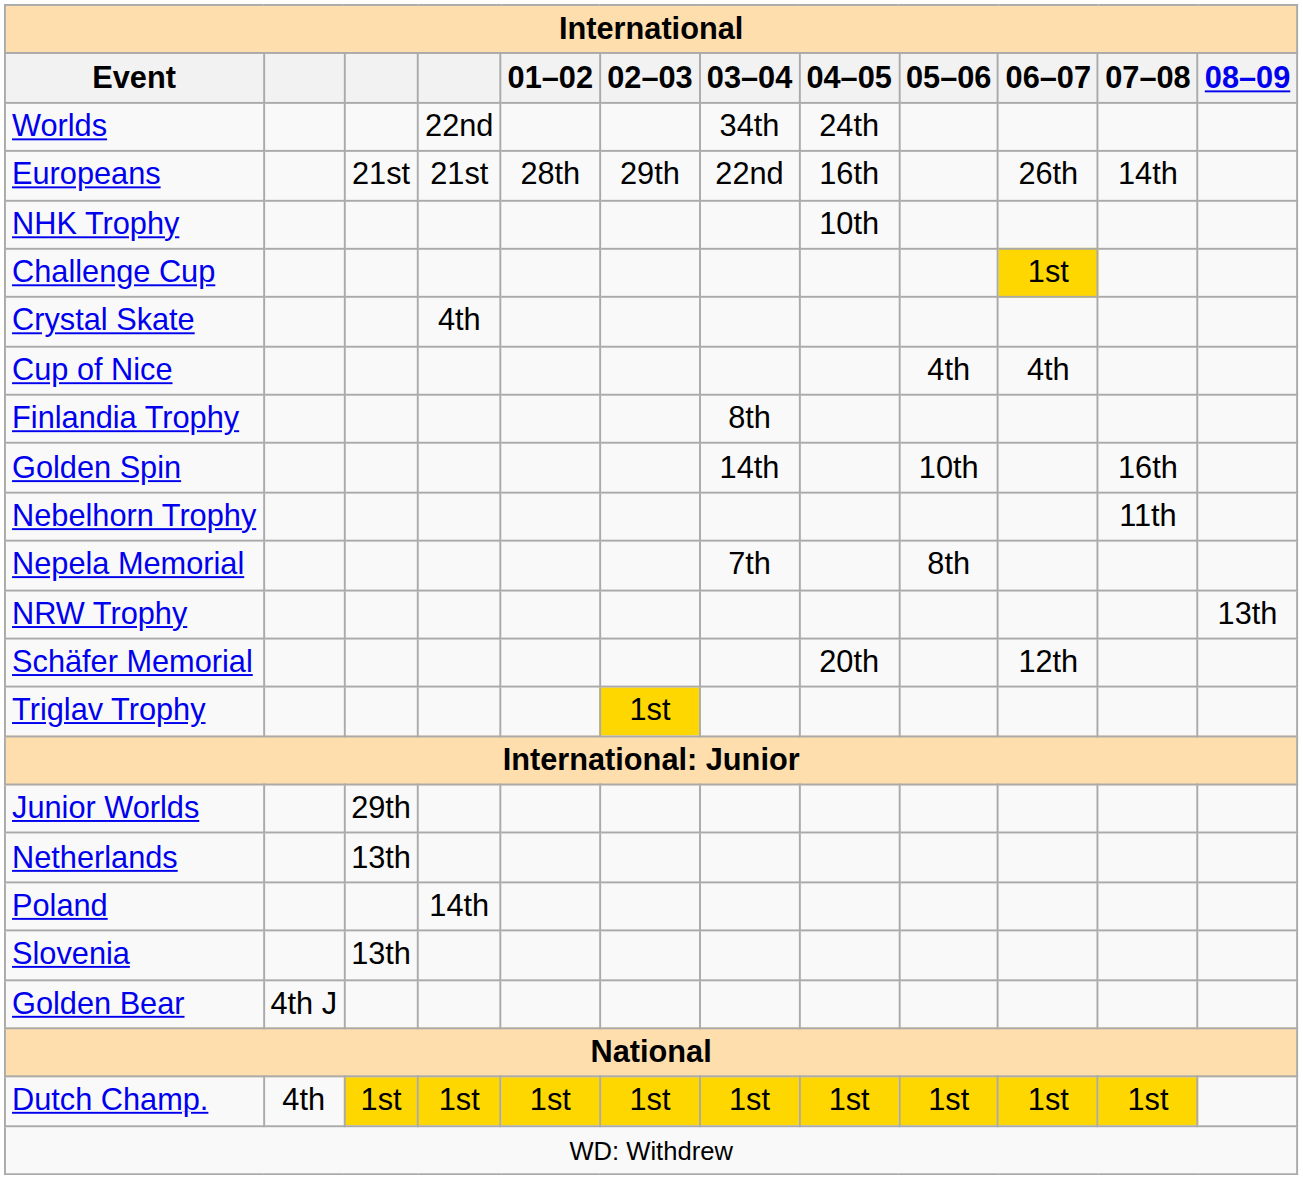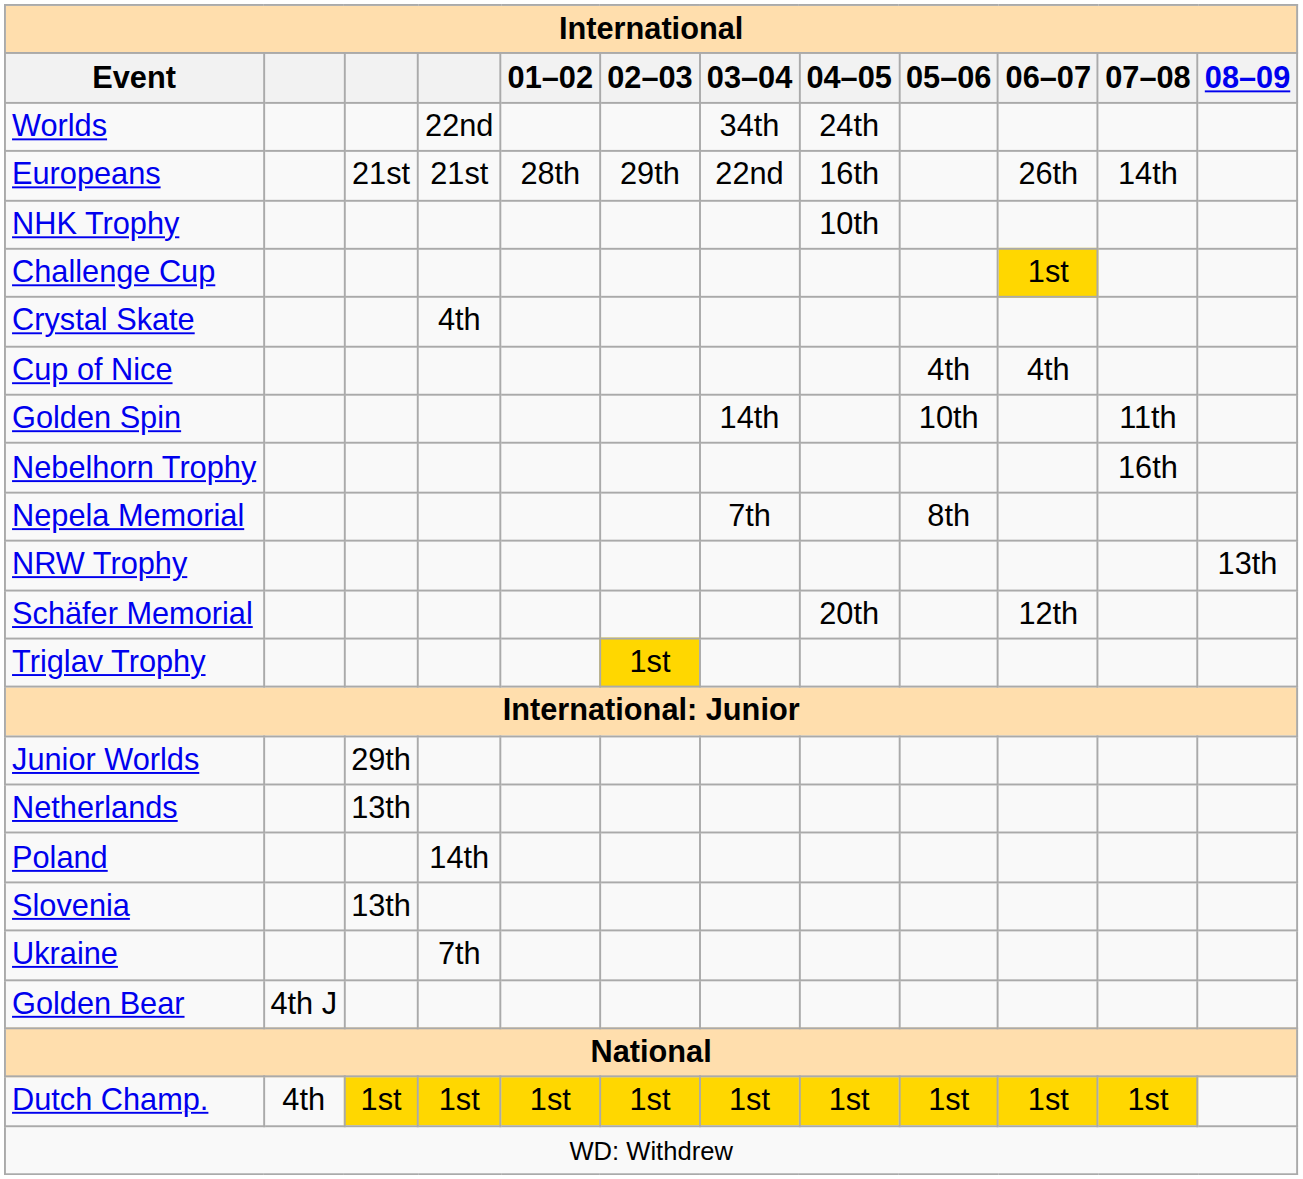- row: (126, 418)
(1148, 467) 16th -> (1148, 418) 11th
(1148, 516) 11th -> (1148, 467) 16th
+ row: (65, 954)
